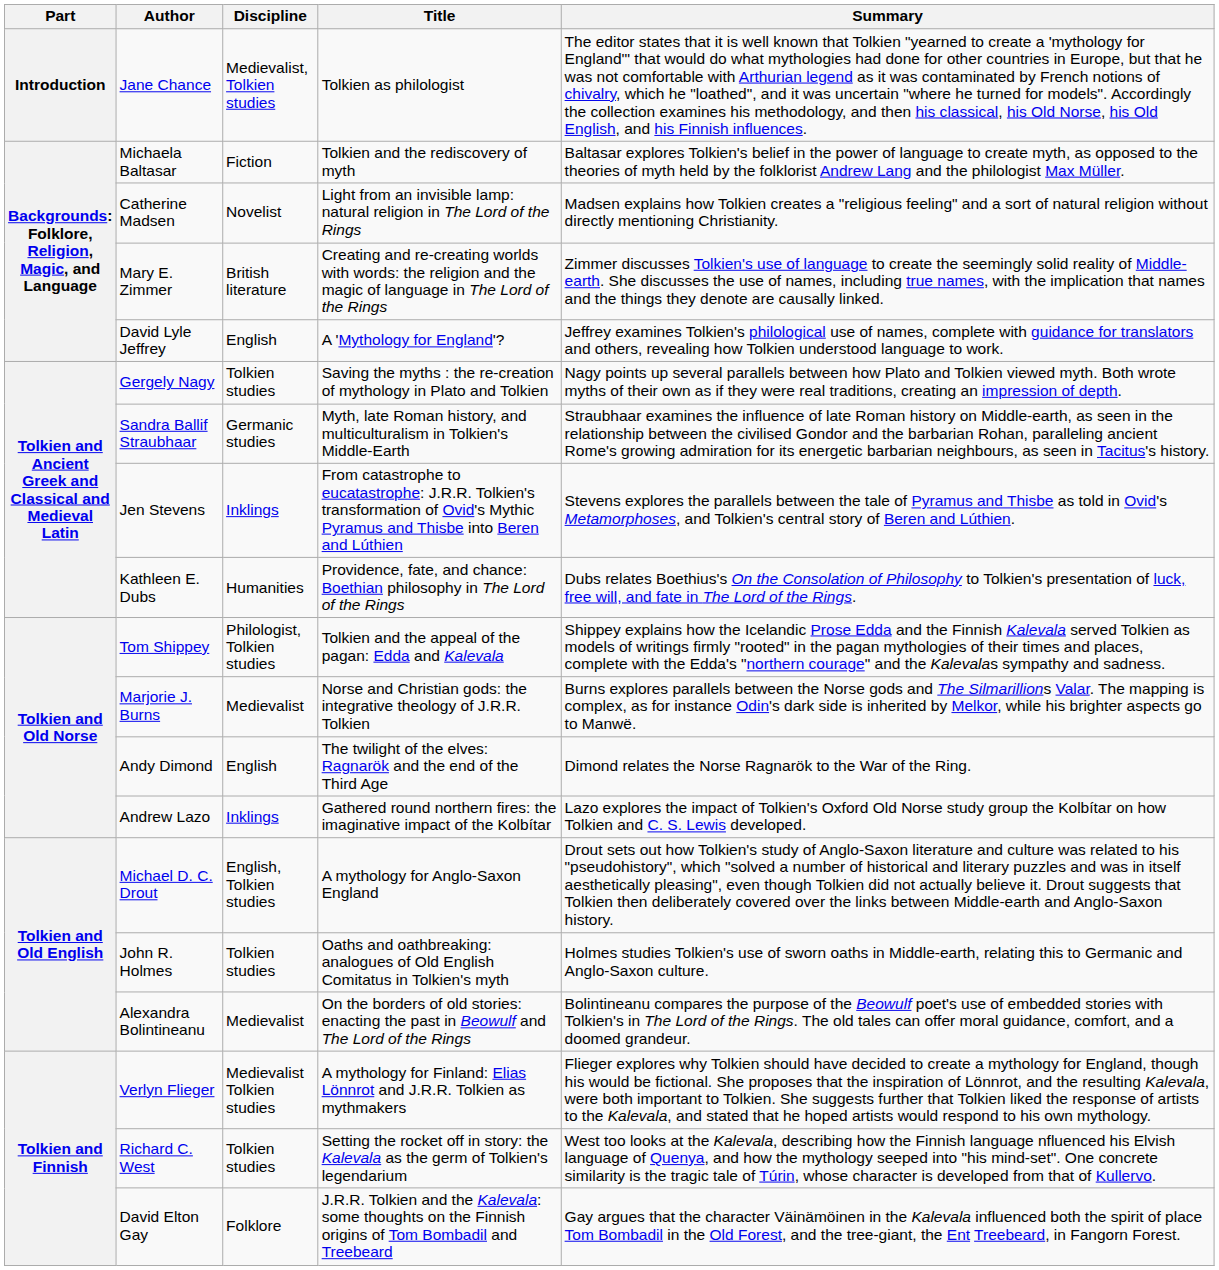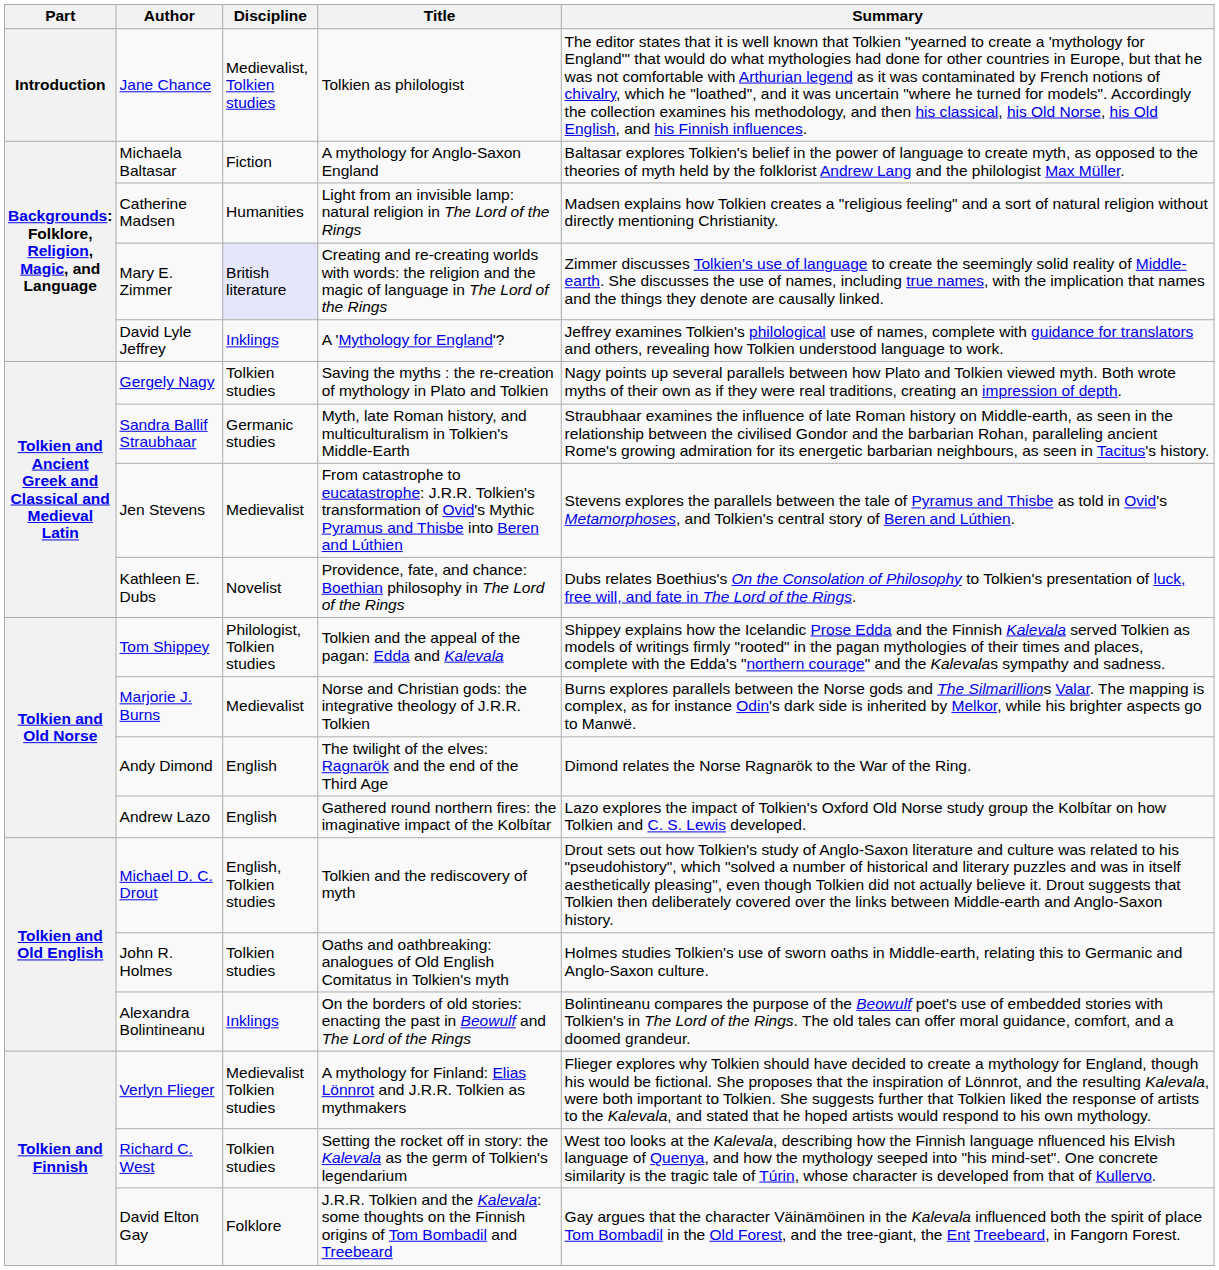(424, 162) Tolkien and the rediscovery of myth -> (421, 162) A mythology for Anglo-Saxon England
(254, 212) Novelist -> (265, 212) Humanities
(256, 281) no background -> (256, 281) lavender background
(252, 340) English -> (252, 340) Inklings
(252, 510) Inklings -> (265, 510) Medievalist
(265, 587) Humanities -> (254, 587) Novelist
(252, 816) Inklings -> (252, 816) English
(421, 885) A mythology for Anglo-Saxon England -> (424, 885) Tolkien and the rediscovery of myth
(265, 1021) Medievalist -> (252, 1021) Inklings
